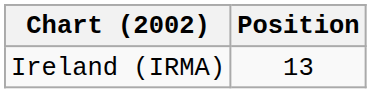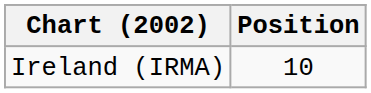(298, 67) 13 -> (298, 67) 10
